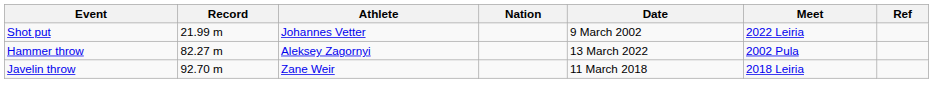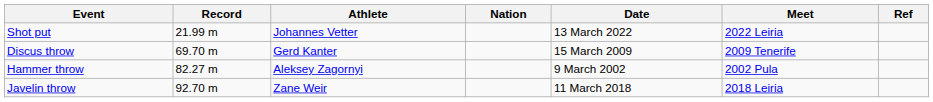(606, 32) 9 March 2002 -> (593, 32) 13 March 2022
+ row: (41, 51)
(609, 51) 13 March 2022 -> (590, 69) 9 March 2002
